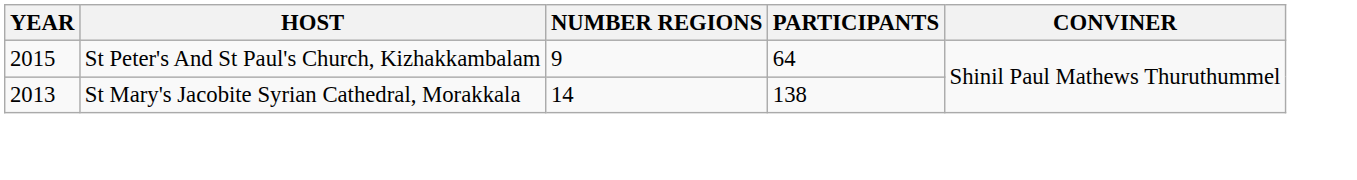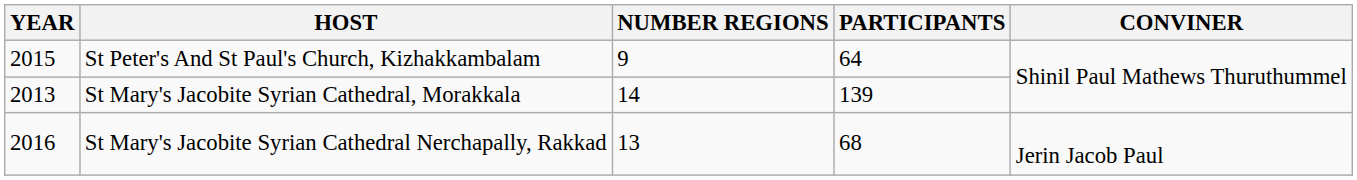(790, 94) 138 -> (856, 94) 139
+ row: (346, 143)
